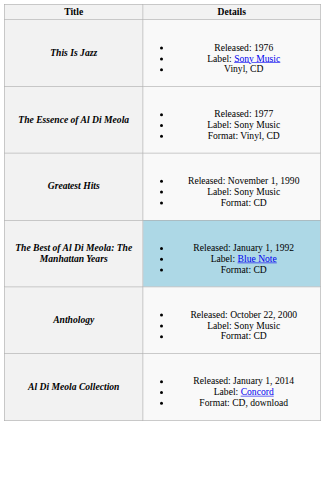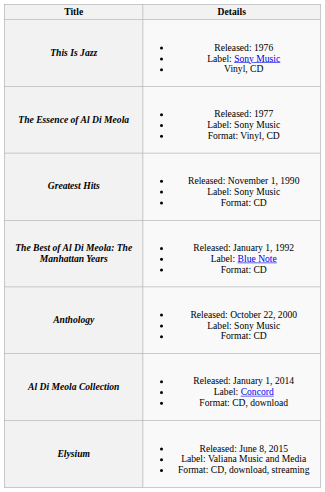(232, 259) lightblue background -> (232, 259) no background
+ row: (74, 454)
